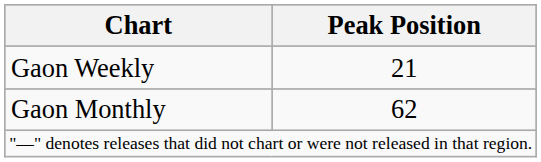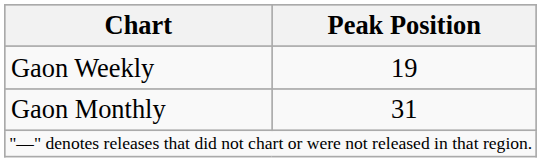(404, 67) 21 -> (404, 67) 19
(404, 109) 62 -> (404, 109) 31
